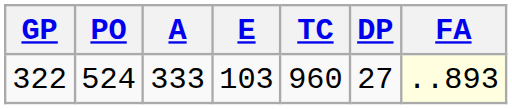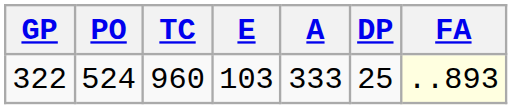columns swapped: (178, 30) <-> (315, 30)
(375, 79) 27 -> (375, 79) 25
